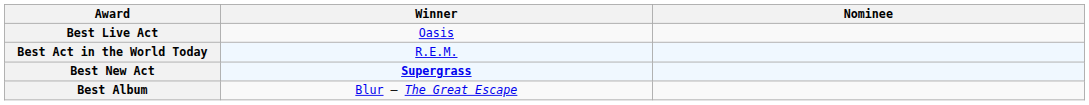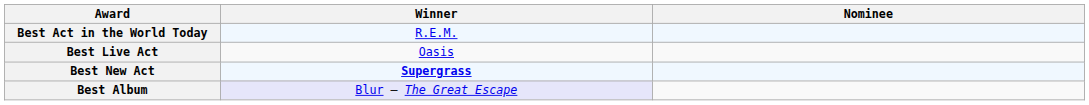rows swapped: (112, 52) <-> (112, 33)
(436, 90) no background -> (436, 90) lavender background
